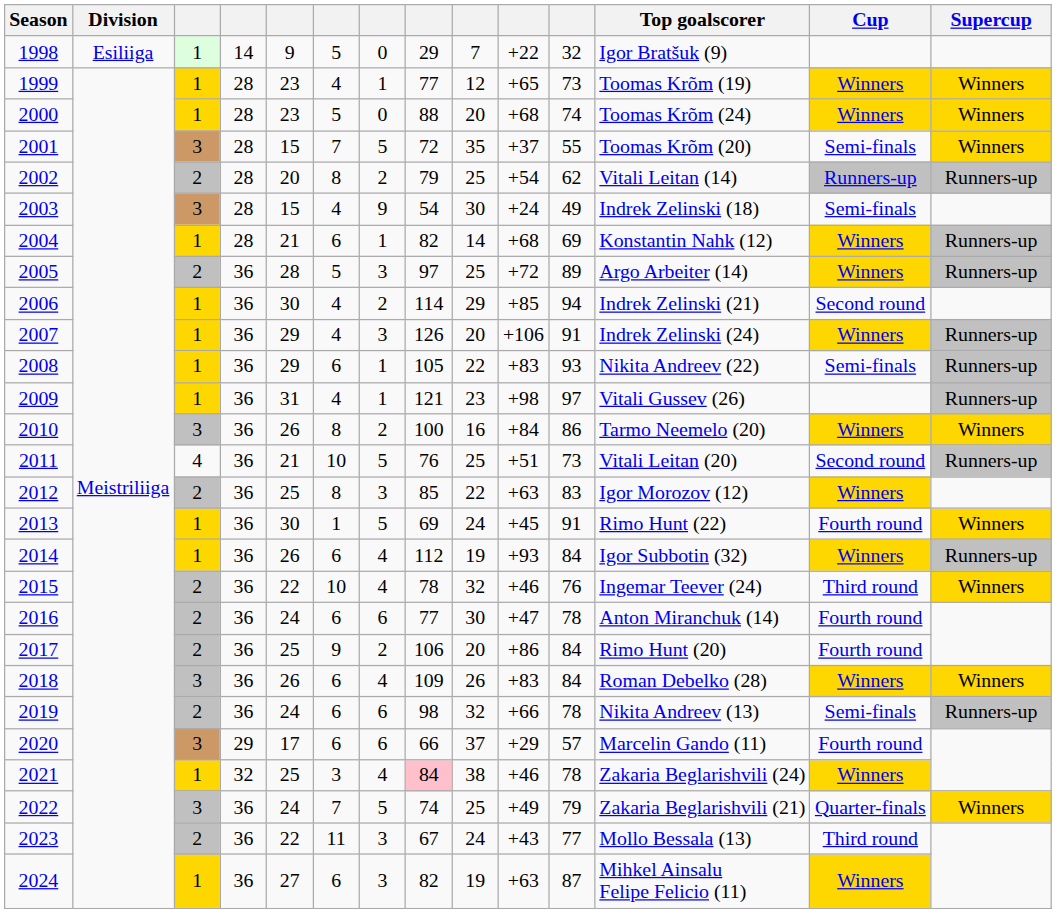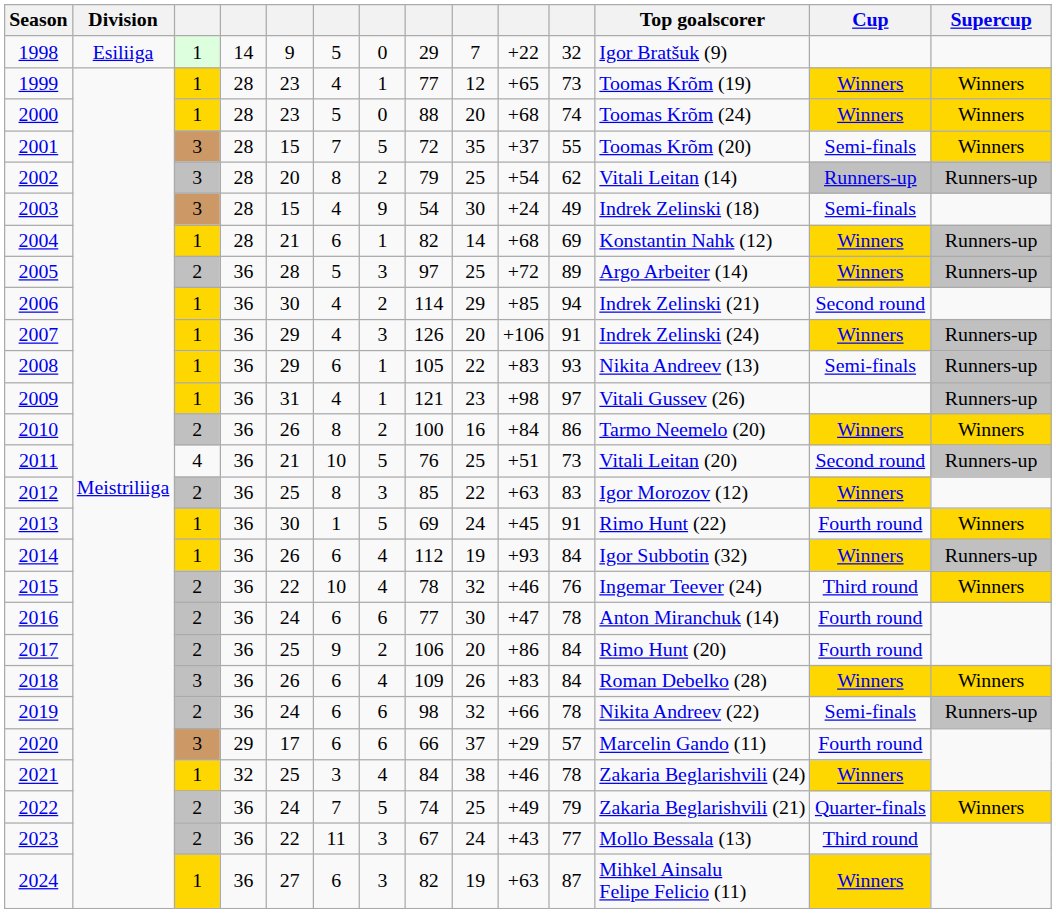(197, 177) 2 -> (197, 177) 3
(679, 366) Nikita Andreev (22) -> (679, 366) Nikita Andreev (13)
(197, 429) 3 -> (197, 429) 2
(679, 712) Nikita Andreev (13) -> (679, 712) Nikita Andreev (22)
(429, 775) pink background -> (429, 775) no background
(197, 806) 3 -> (197, 806) 2
